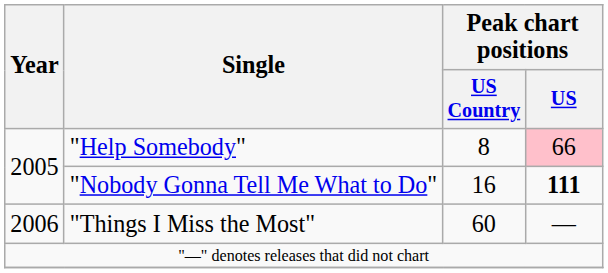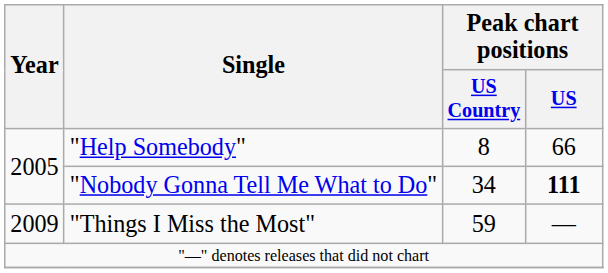(564, 147) pink background -> (564, 147) no background
(484, 185) 16 -> (484, 185) 34
(34, 223) 2006 -> (34, 223) 2009
(484, 223) 60 -> (484, 223) 59
